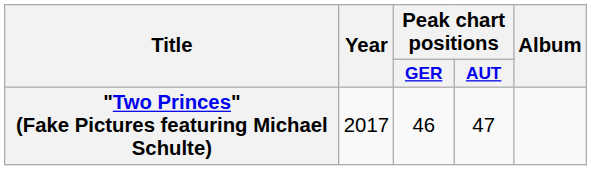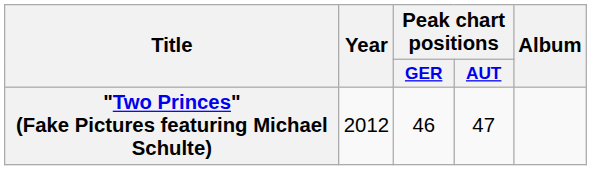(366, 125) 2017 -> (366, 125) 2012
